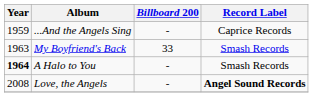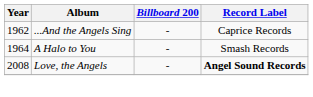(18, 30) 1959 -> (18, 30) 1962
- row: (80, 48)
(18, 65) bold -> (18, 48) normal
